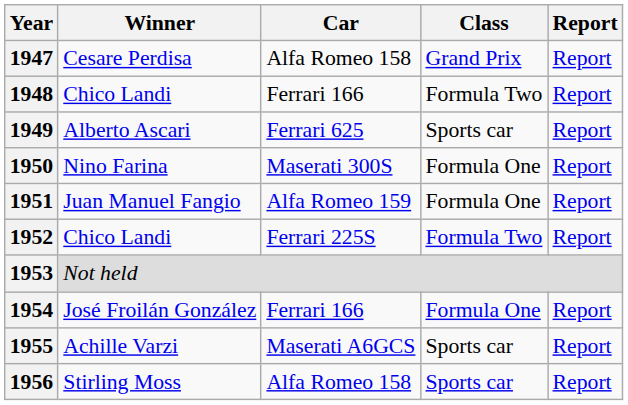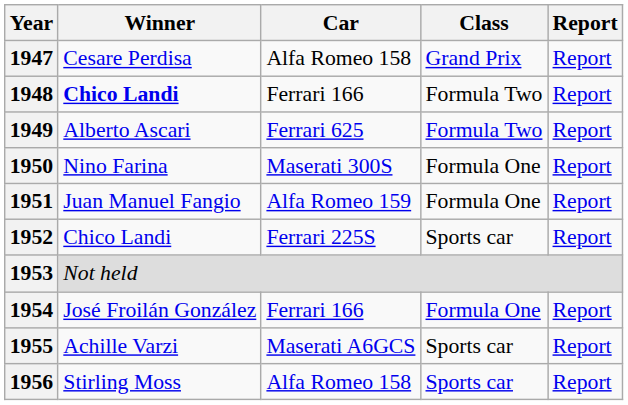(117, 94) normal -> (121, 94) bold
(469, 130) Sports car -> (484, 130) Formula Two
(484, 237) Formula Two -> (469, 237) Sports car
